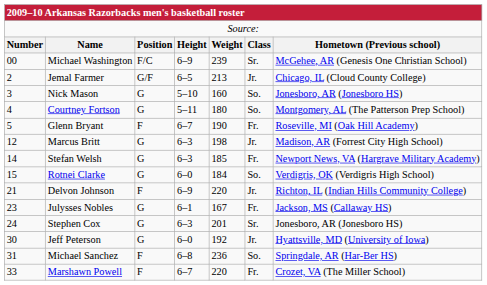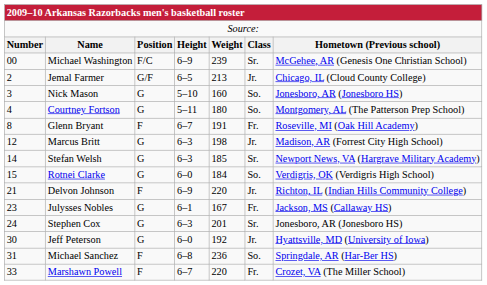(9, 126) 5 -> (9, 126) 8
(219, 126) 190 -> (219, 126) 191
(253, 158) Fr. -> (253, 158) Sr.
